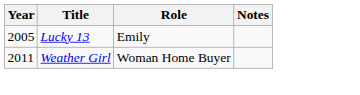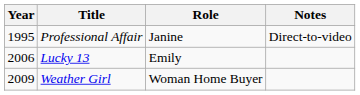+ row: (92, 36)
(21, 36) 2005 -> (21, 57) 2006
(21, 57) 2011 -> (21, 79) 2009
